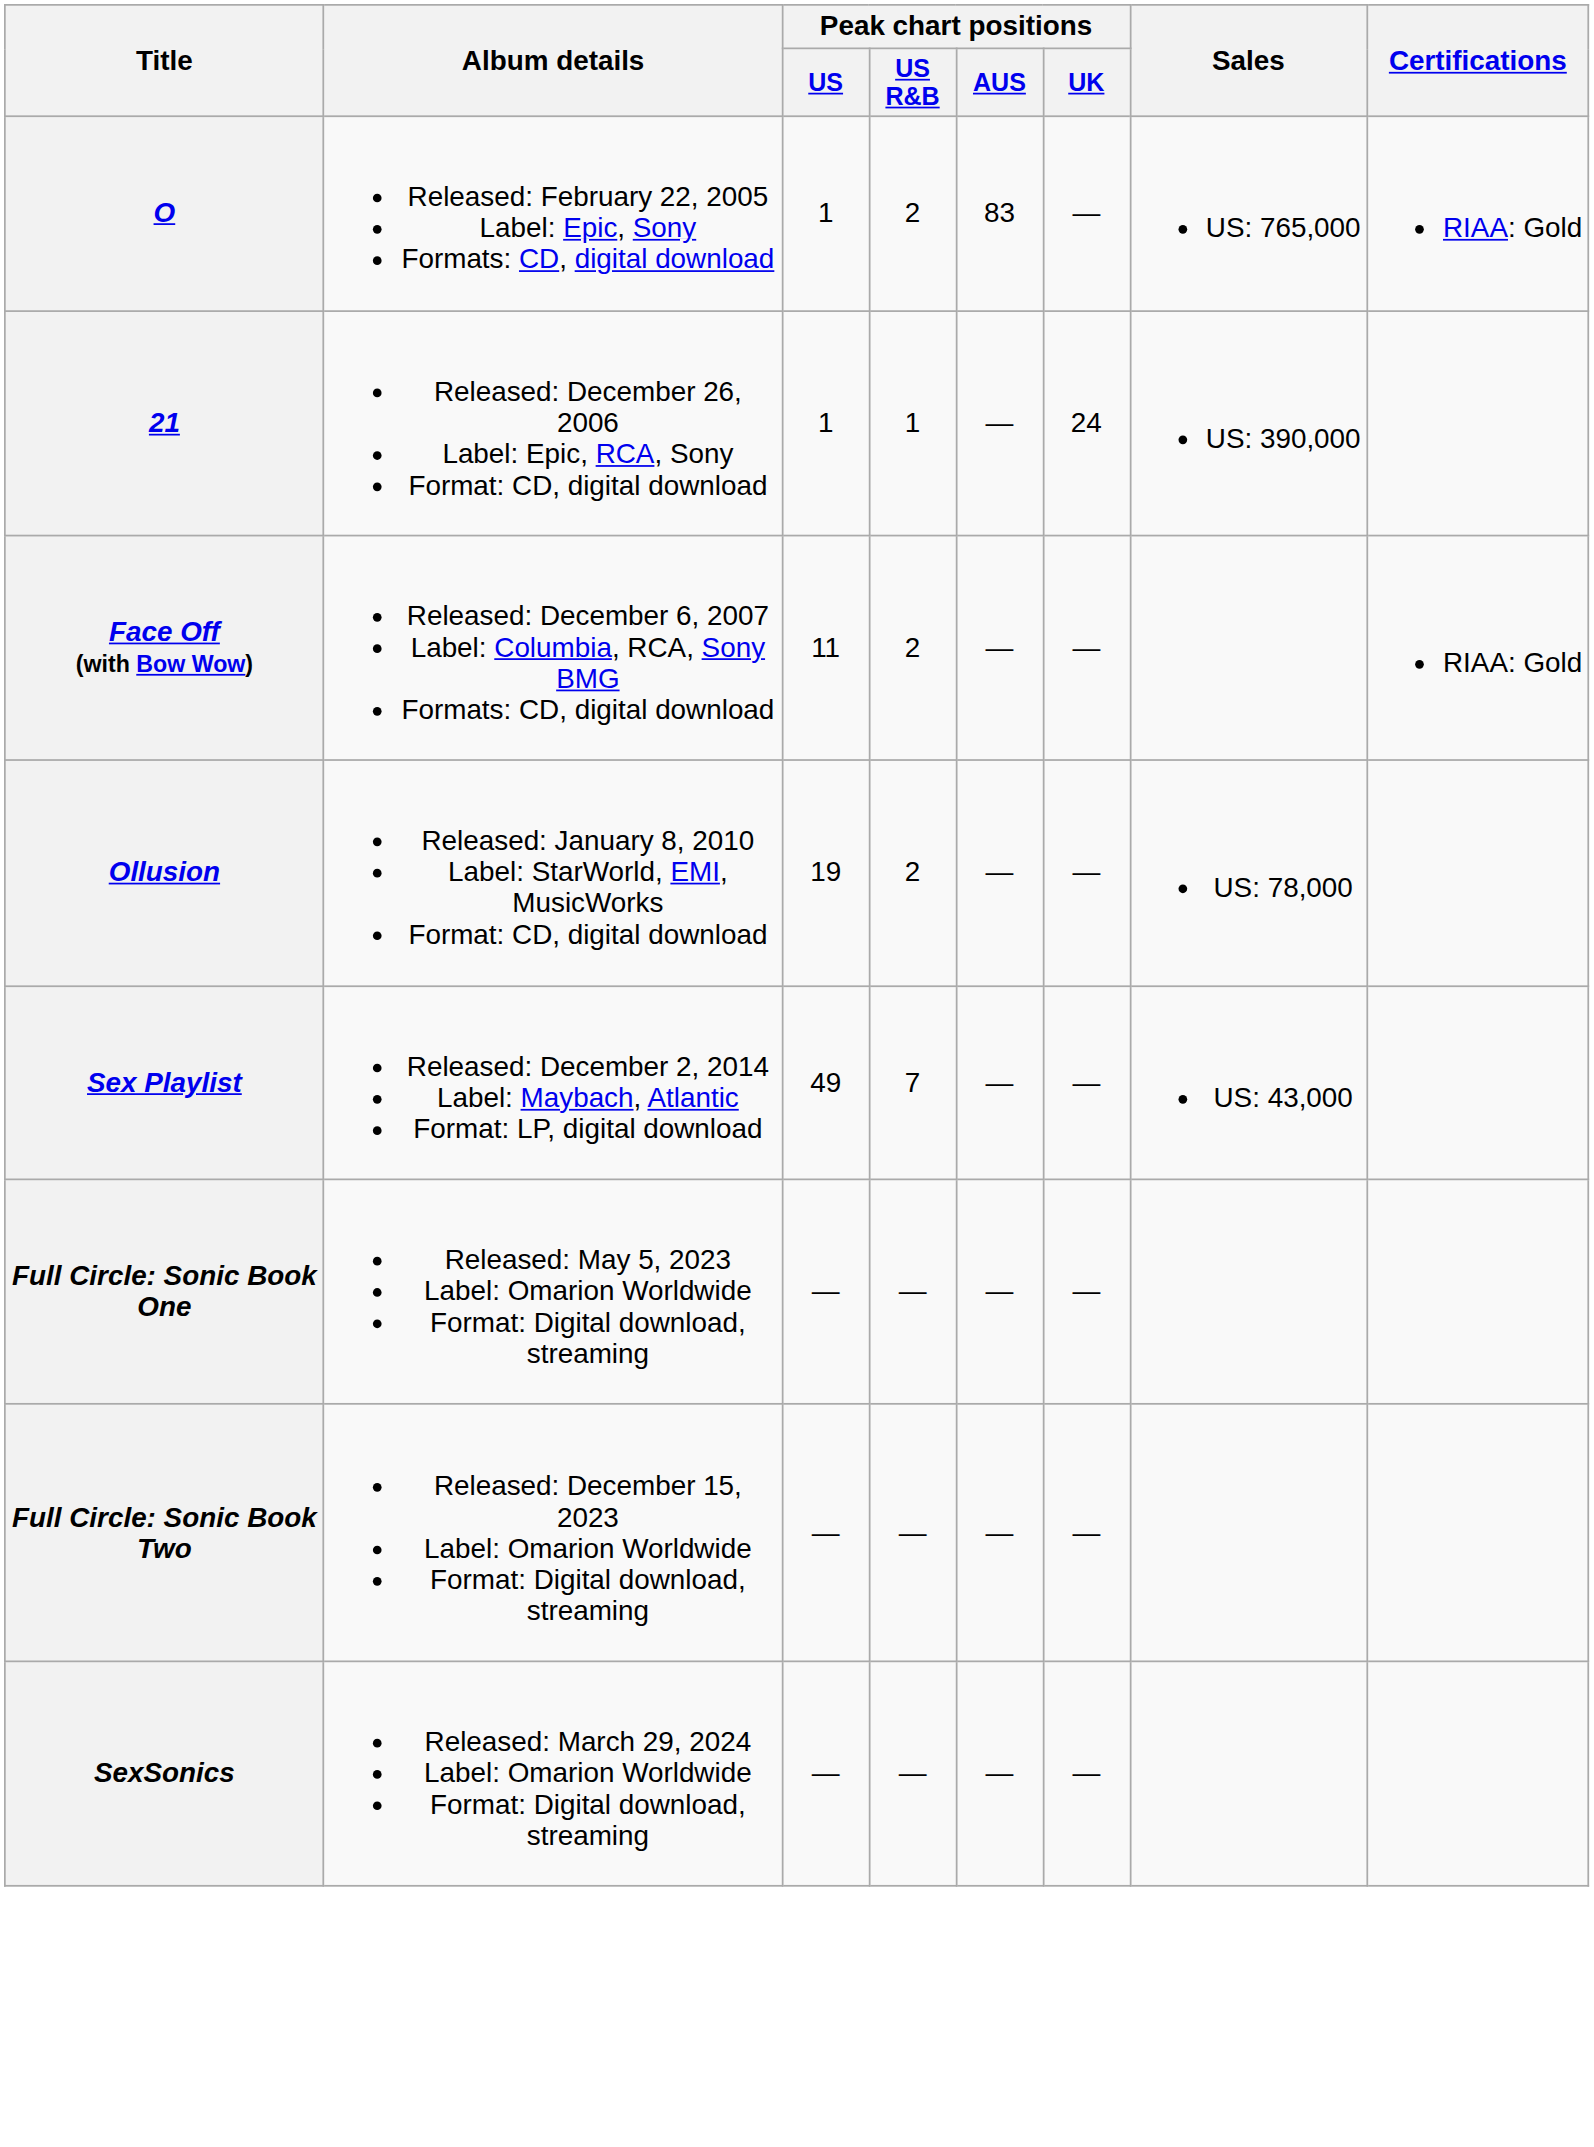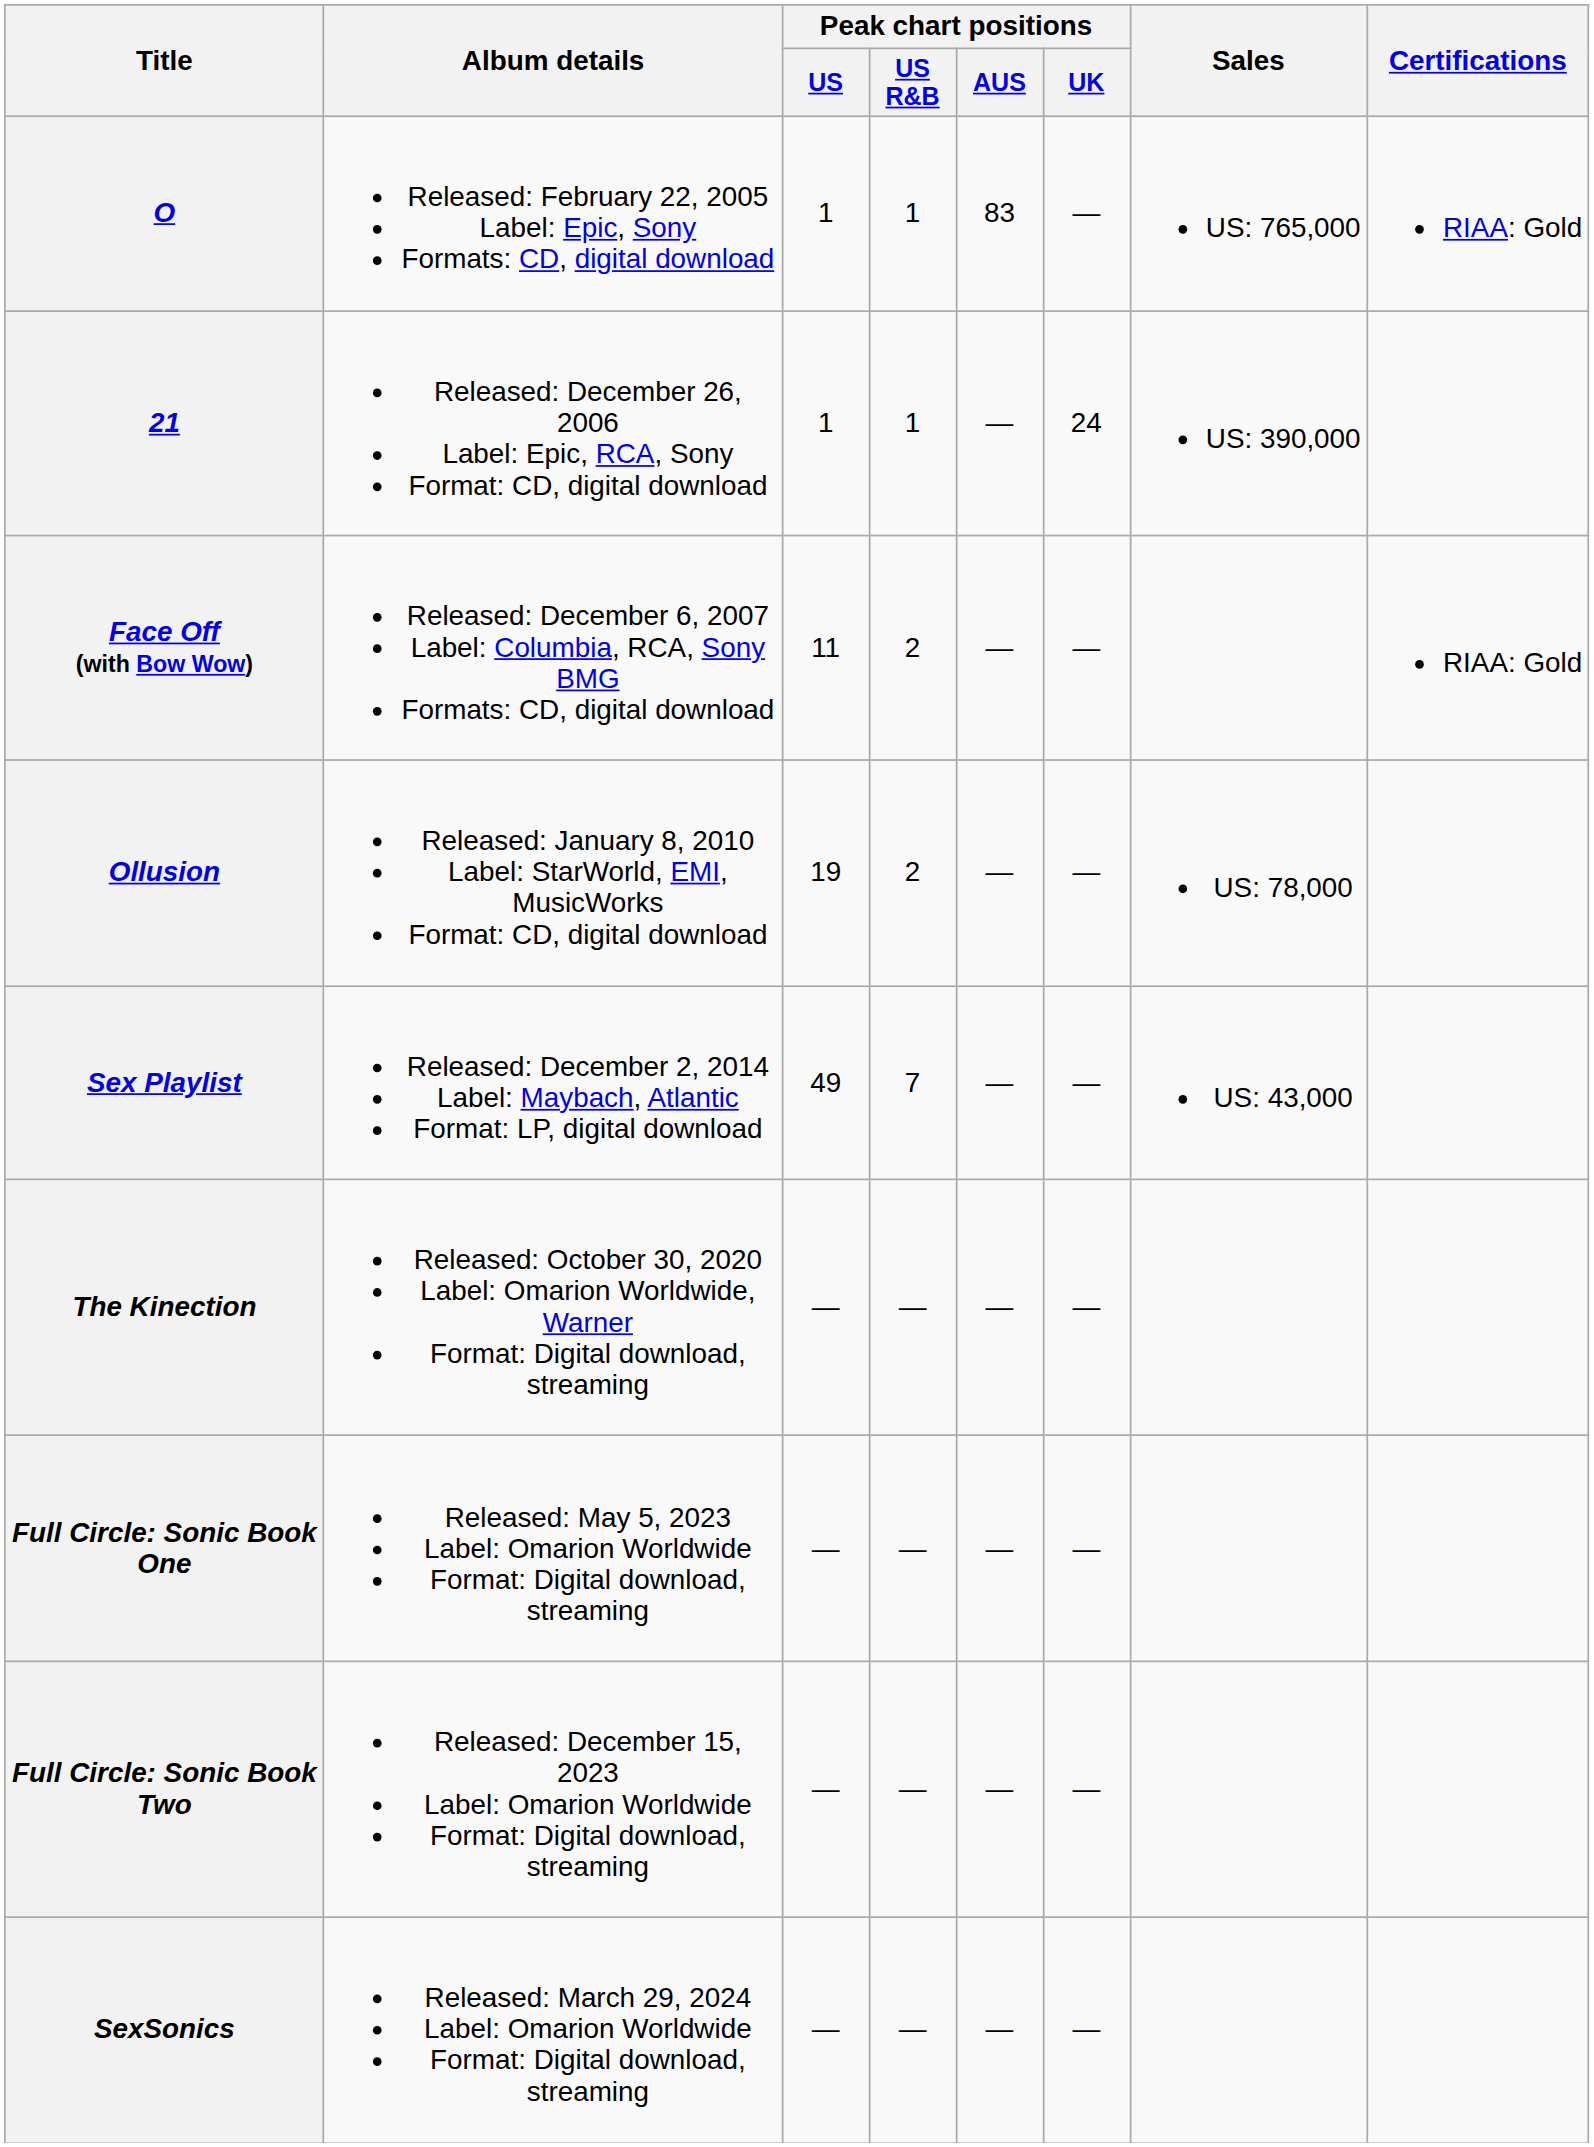(913, 212) 2 -> (913, 212) 1
+ row: (164, 1307)
